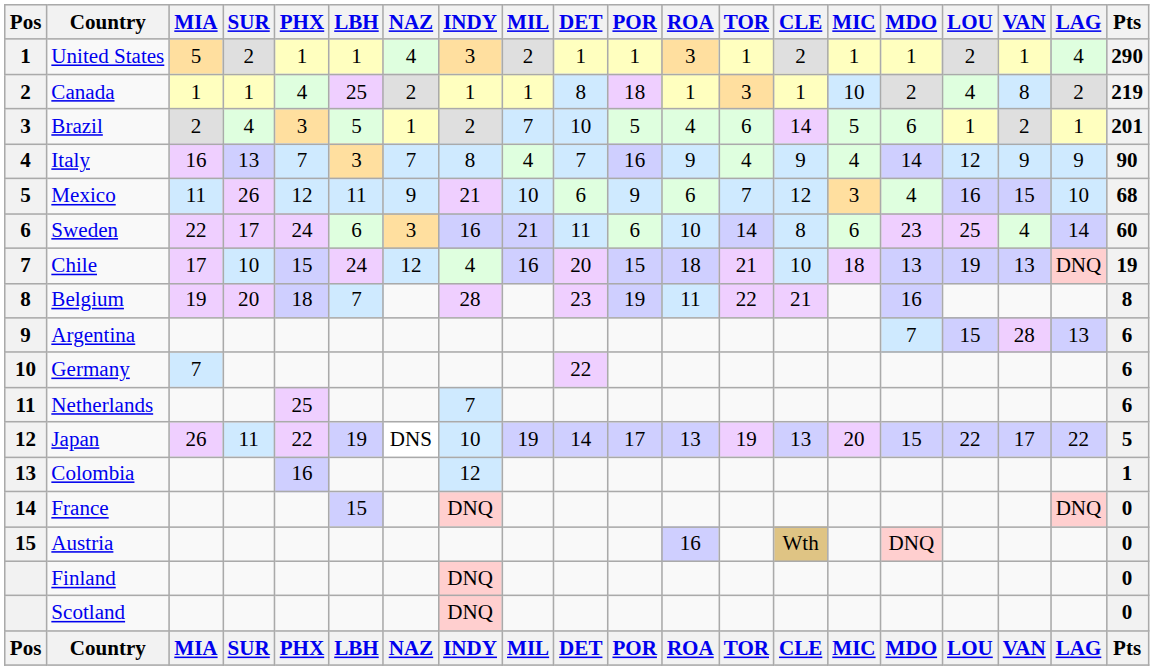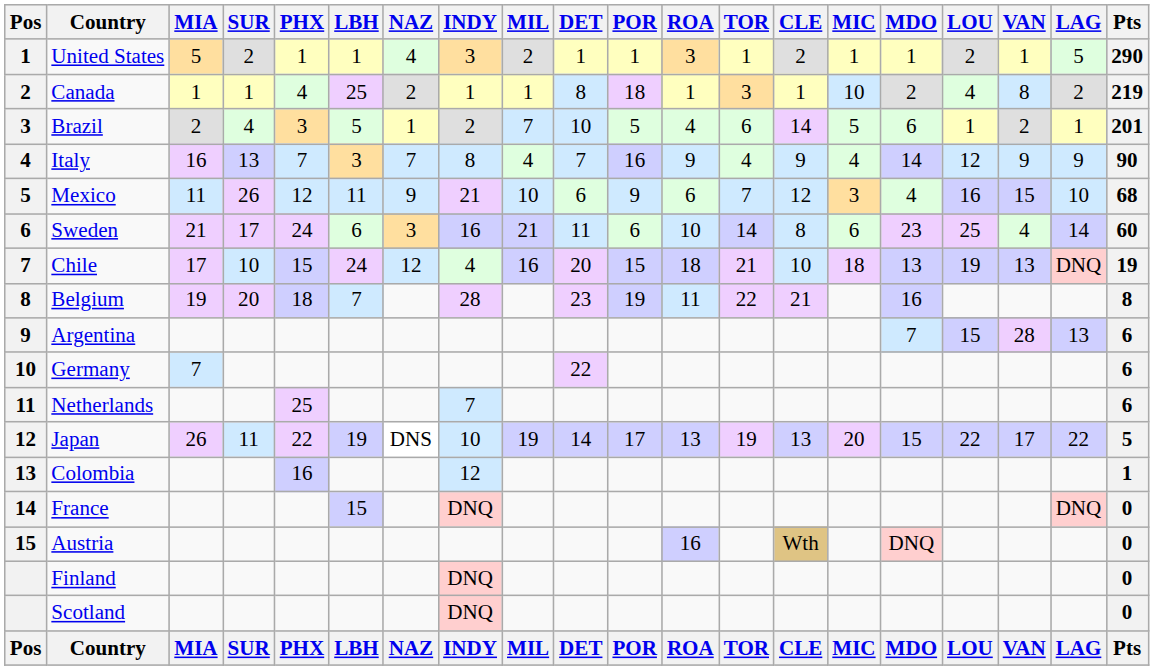(1078, 56) 4 -> (1078, 56) 5
(196, 230) 22 -> (196, 230) 21
